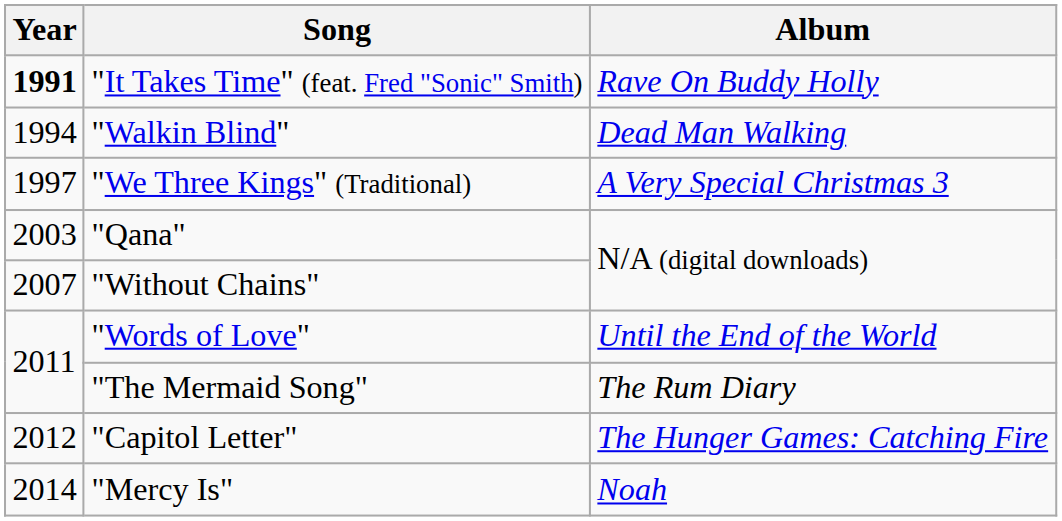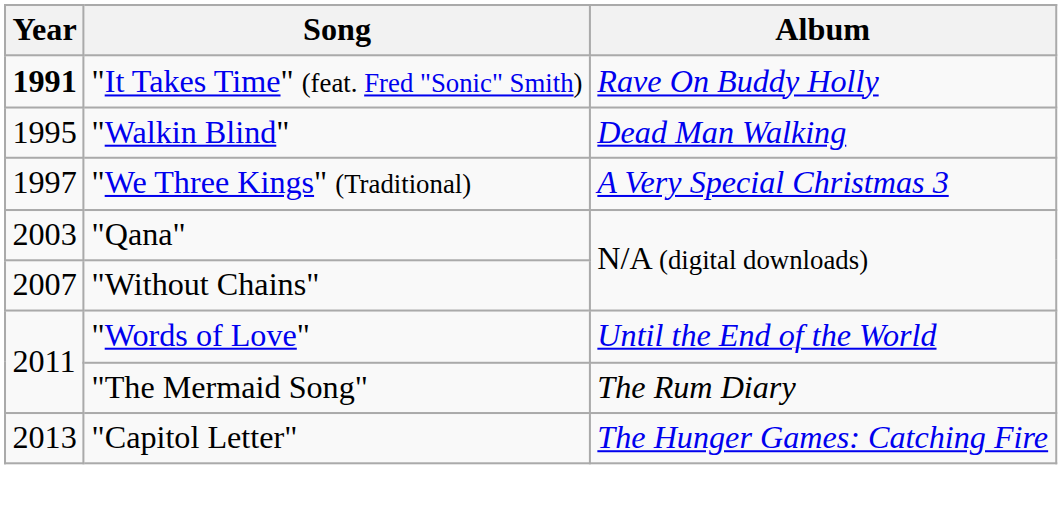(45, 132) 1994 -> (45, 132) 1995
(45, 438) 2012 -> (45, 438) 2013
- row: (162, 489)
